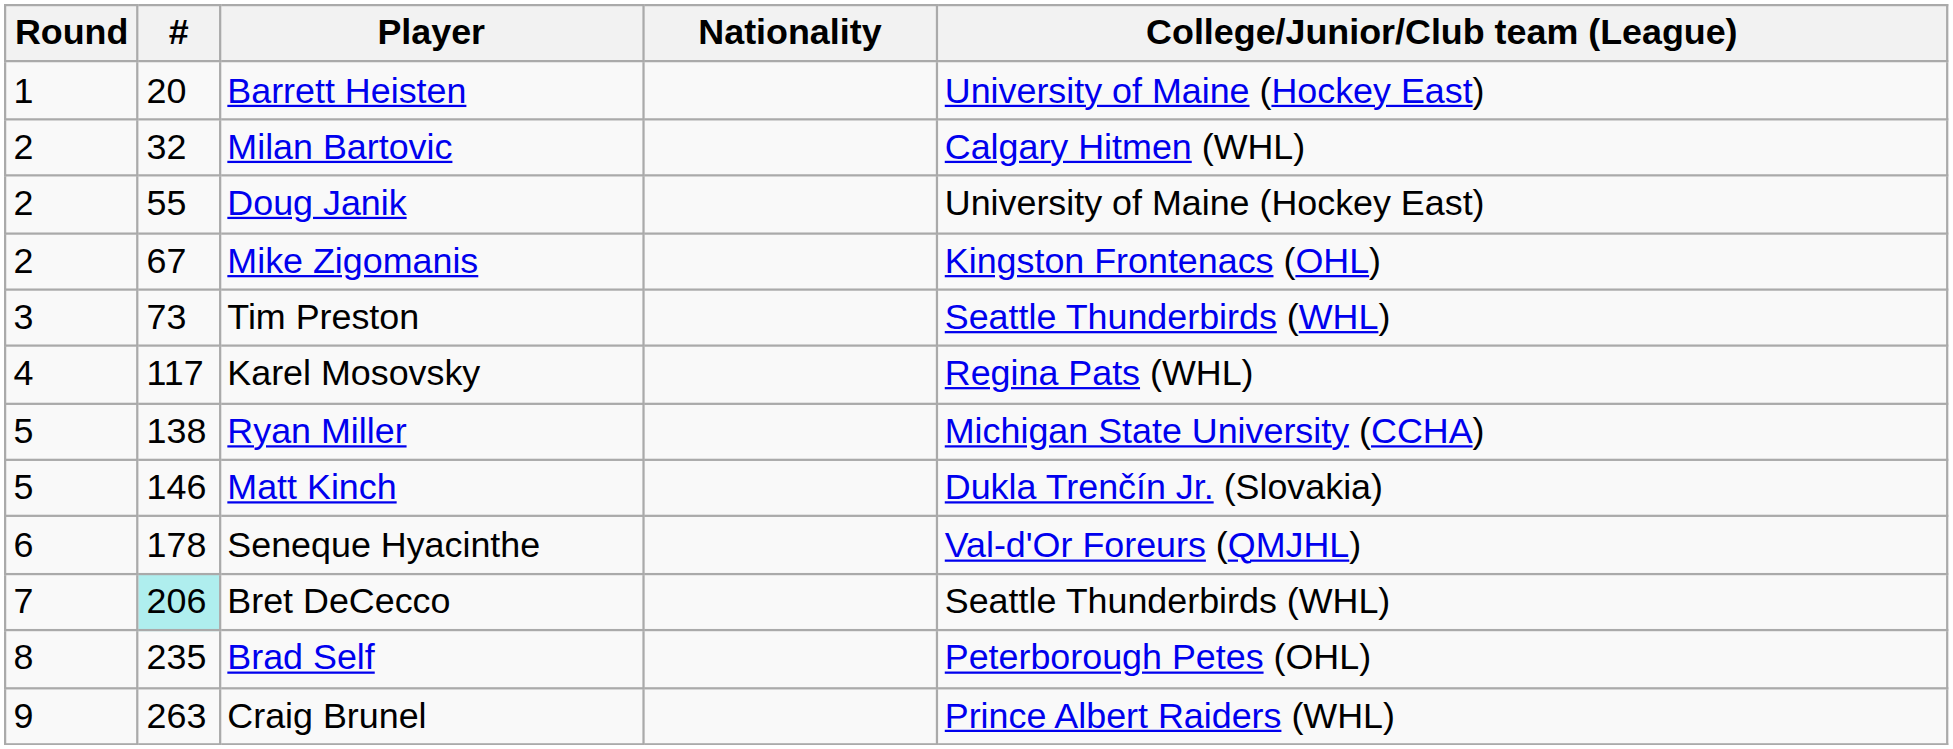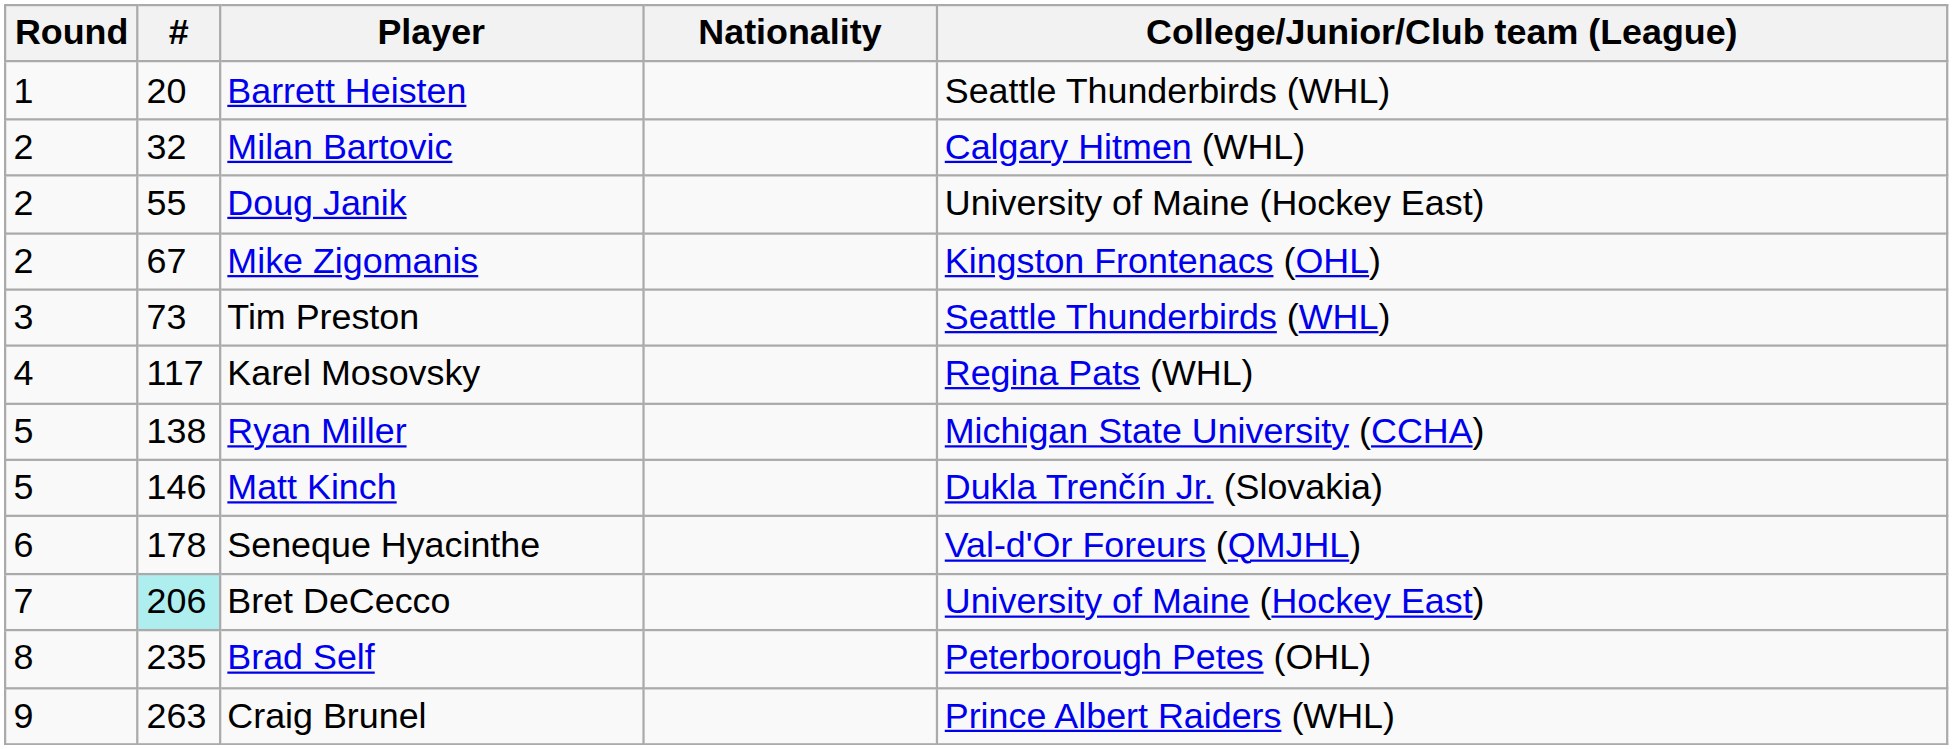(1215, 89) University of Maine (Hockey East) -> (1168, 89) Seattle Thunderbirds (WHL)
(1168, 601) Seattle Thunderbirds (WHL) -> (1215, 601) University of Maine (Hockey East)
